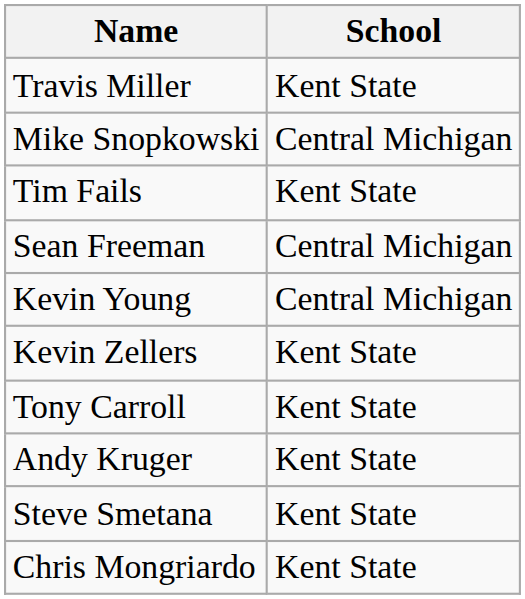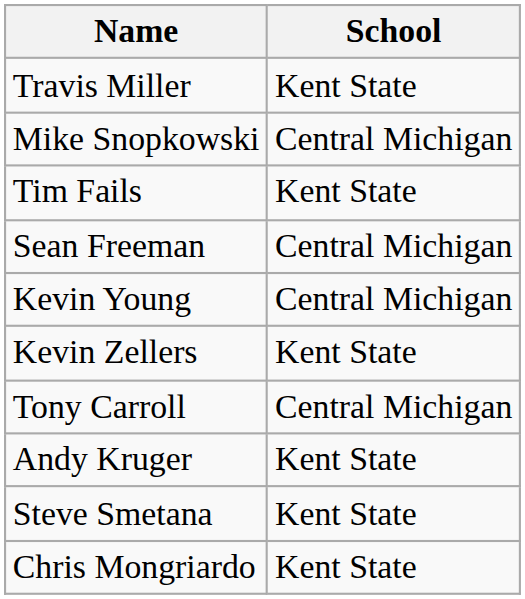(346, 406) Kent State -> (394, 406) Central Michigan
